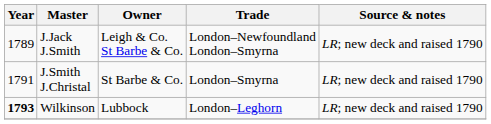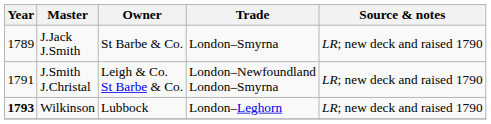(142, 43) Leigh & Co. St Barbe & Co. -> (142, 43) St Barbe & Co.
(253, 43) London–Newfoundland London–Smyrna -> (234, 43) London–Smyrna
(142, 79) St Barbe & Co. -> (142, 79) Leigh & Co. St Barbe & Co.
(234, 79) London–Smyrna -> (253, 79) London–Newfoundland London–Smyrna
